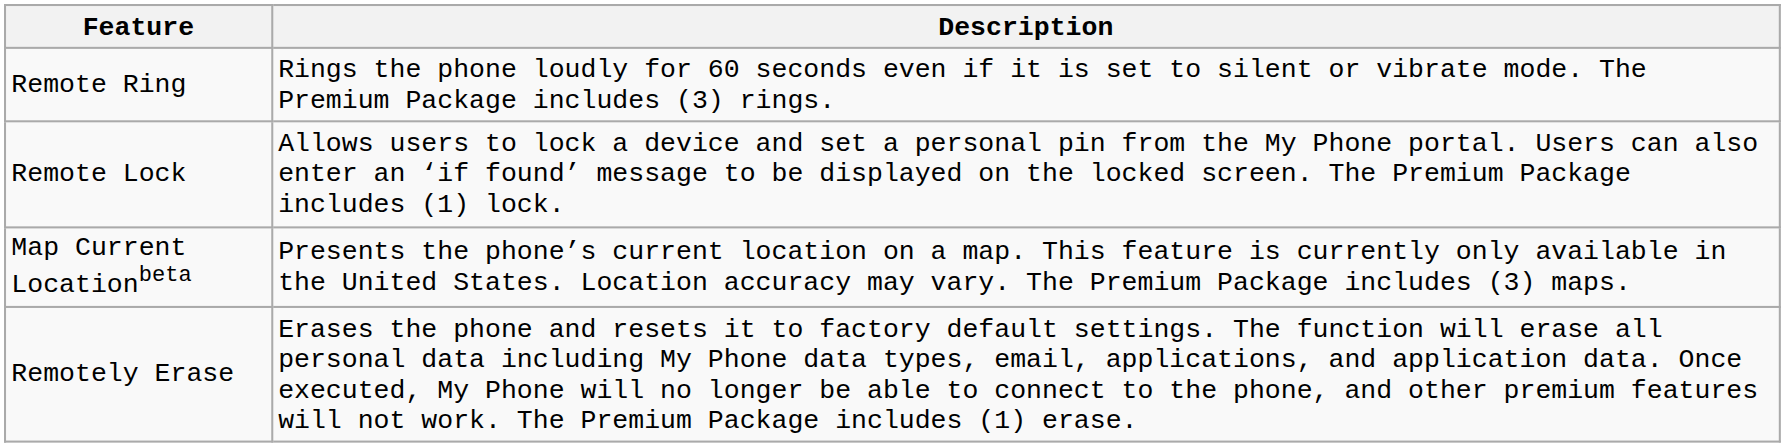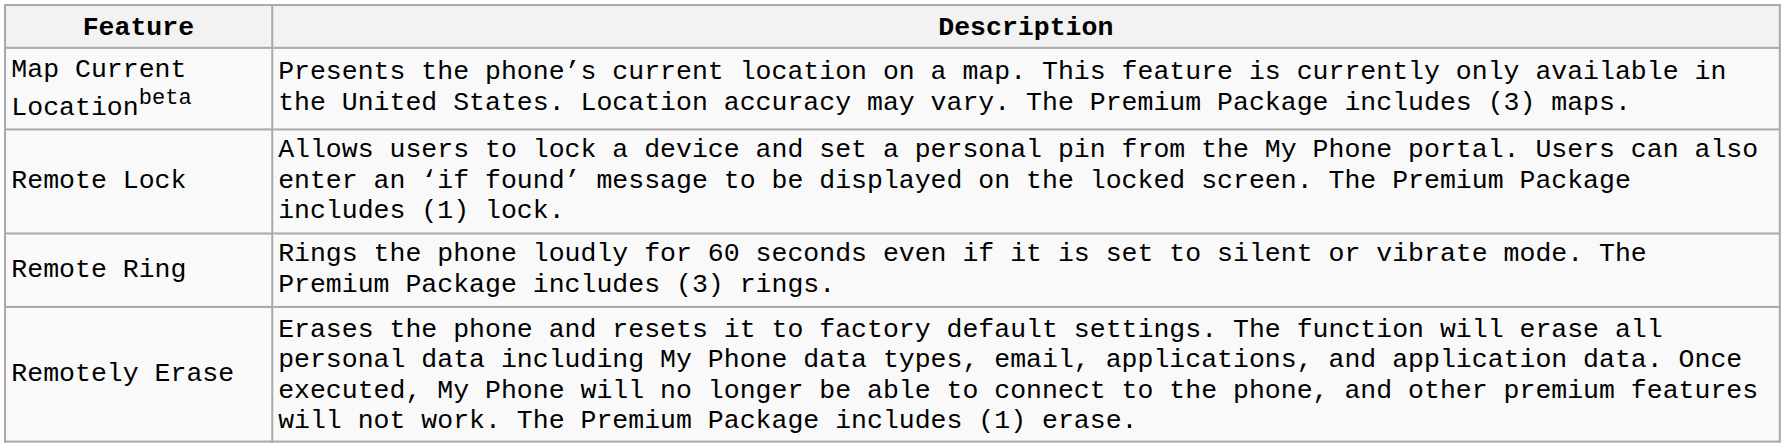rows swapped: (99, 85) <-> (102, 267)
